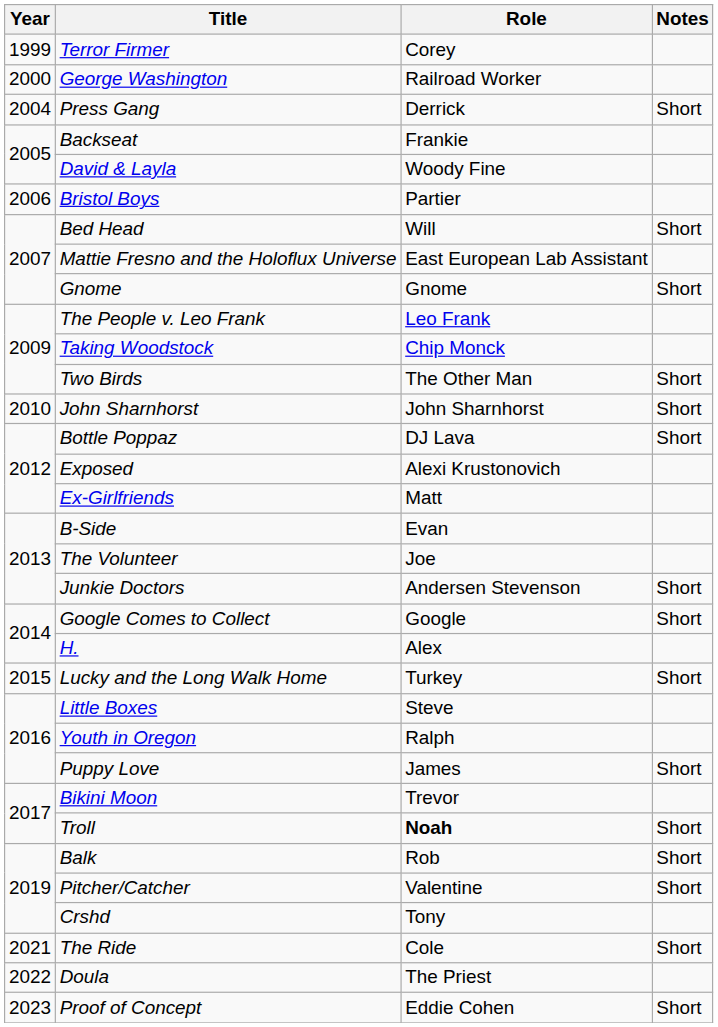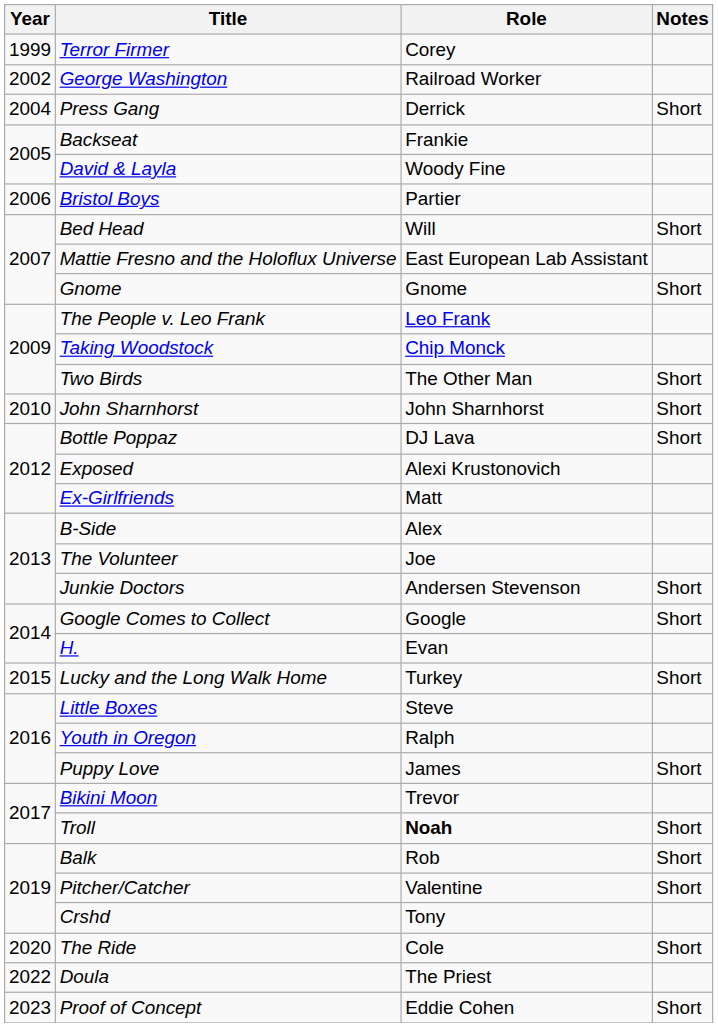(30, 79) 2000 -> (30, 79) 2002
(427, 528) Evan -> (424, 528) Alex
(424, 648) Alex -> (427, 648) Evan
(30, 947) 2021 -> (30, 947) 2020
